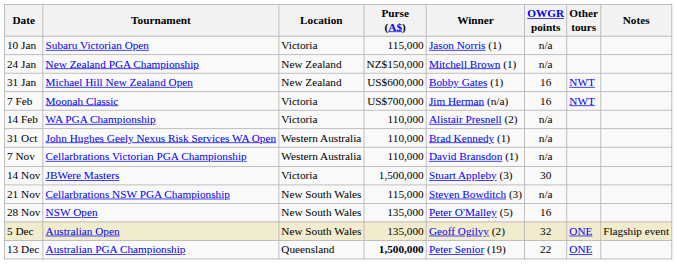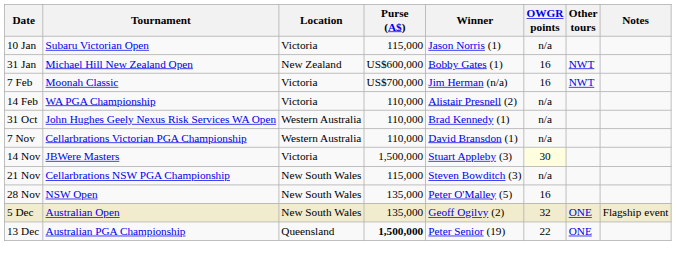- row: (21, 64)
(546, 175) no background -> (545, 157) lightyellow background
